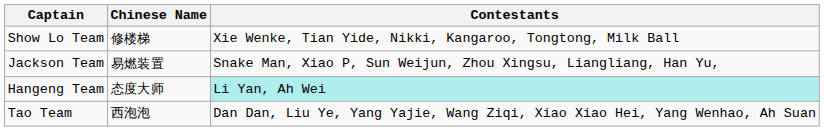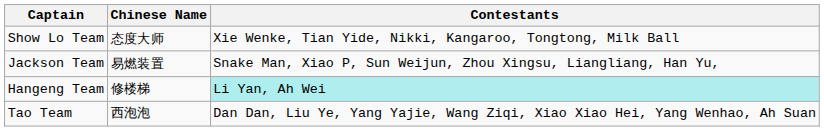(131, 39) 修楼梯 -> (137, 39) 态度大师
(137, 89) 态度大师 -> (131, 89) 修楼梯
